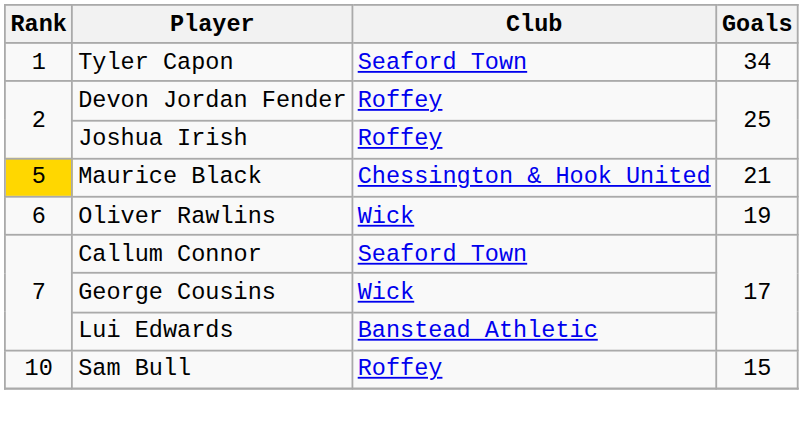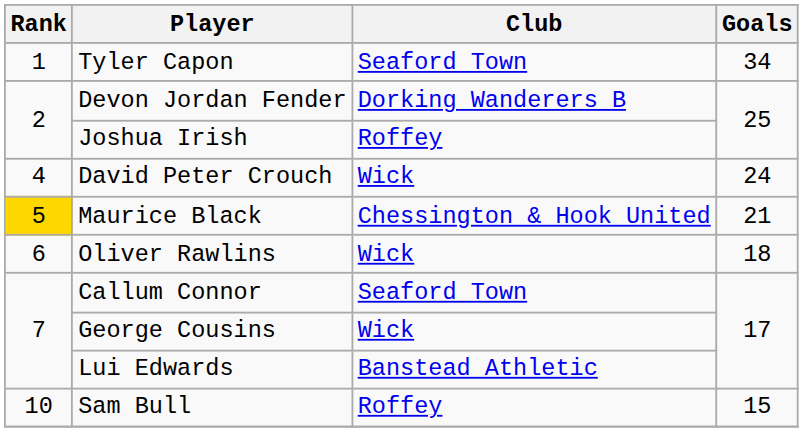(400, 101) Roffey -> (492, 101) Dorking Wanderers B
+ row: (205, 177)
(757, 216) 19 -> (757, 254) 18
